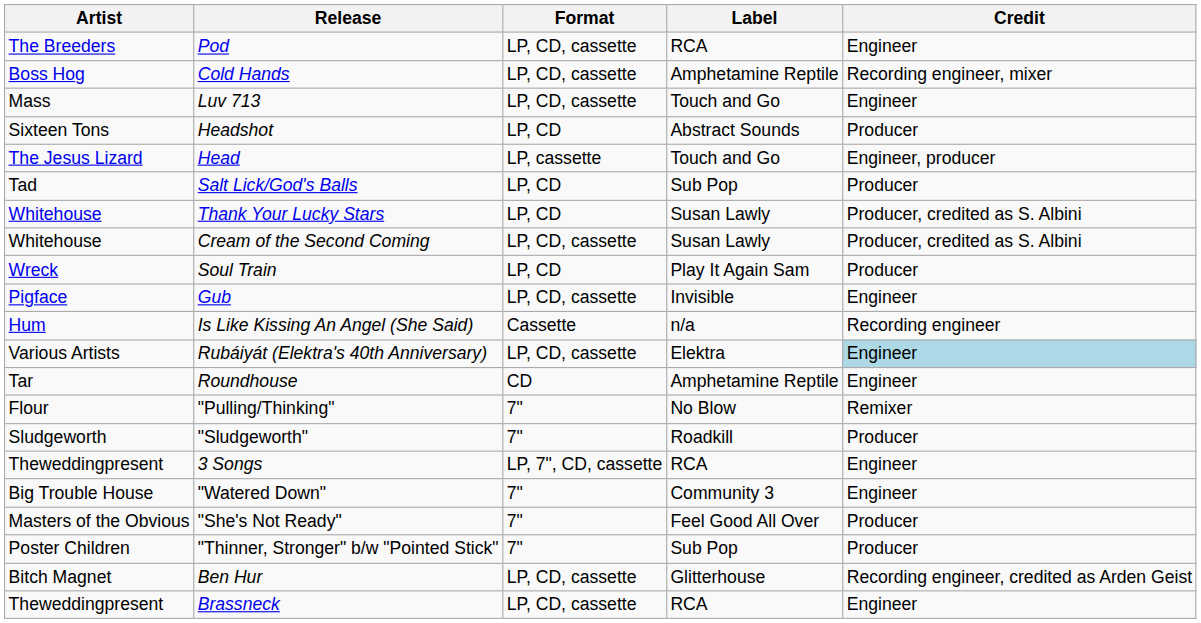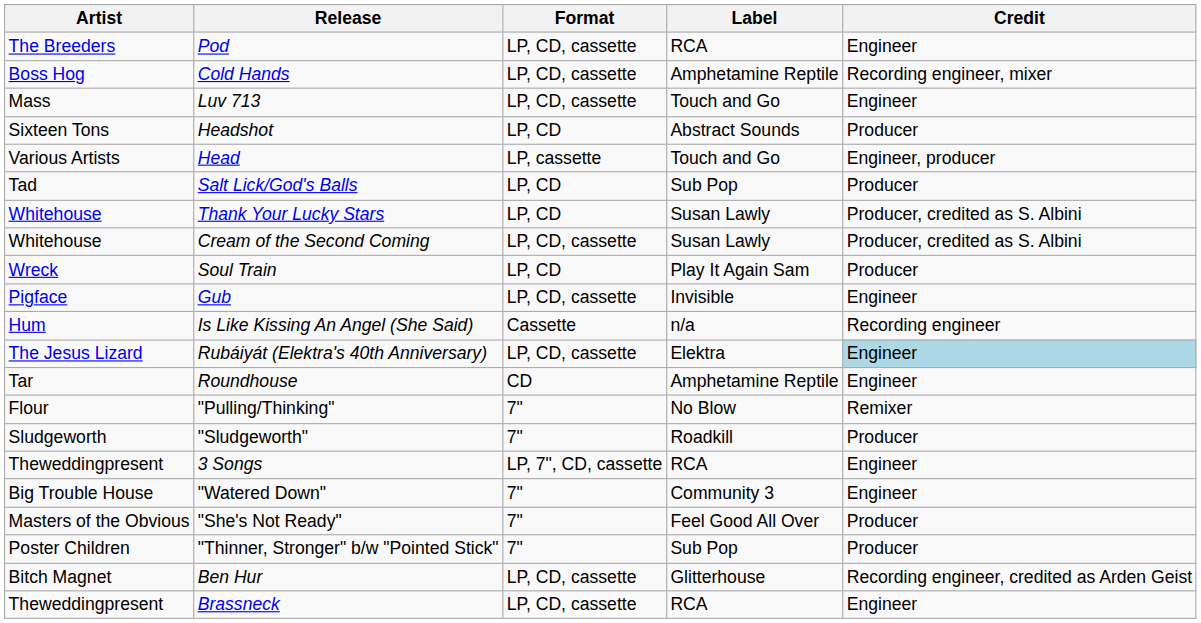(76, 158) The Jesus Lizard -> (64, 158) Various Artists
(64, 353) Various Artists -> (76, 353) The Jesus Lizard
